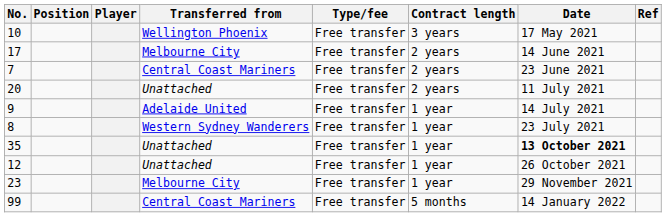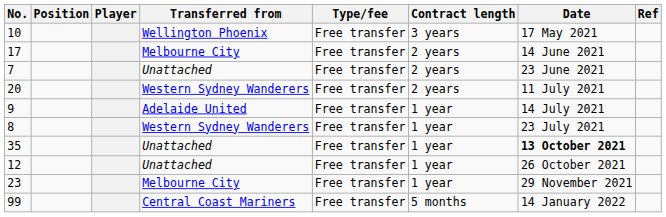(219, 70) Central Coast Mariners -> (177, 70) Unattached
(177, 89) Unattached -> (226, 89) Western Sydney Wanderers
